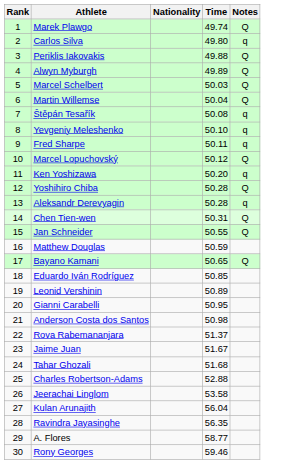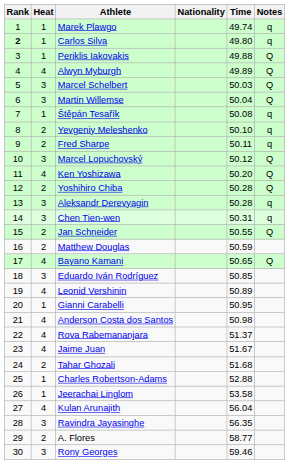+ column: (43, 12)
(245, 27) Q -> (270, 27) q
(18, 41) normal -> (18, 41) bold
(245, 173) q -> (270, 173) Q
(245, 217) Q -> (270, 217) q
